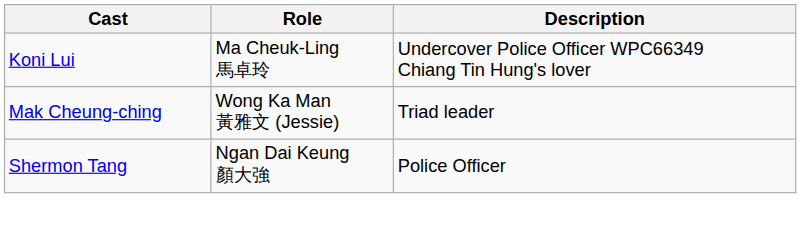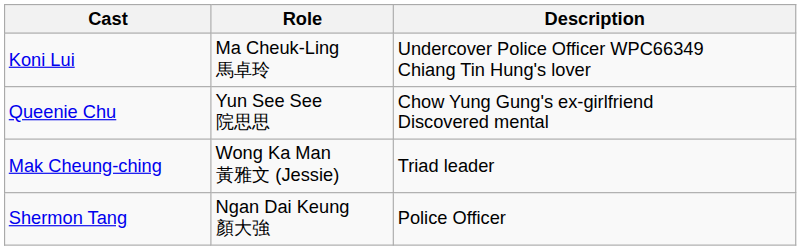+ row: (63, 112)
